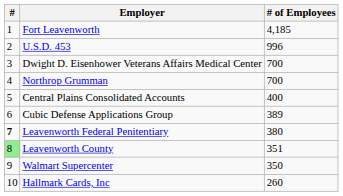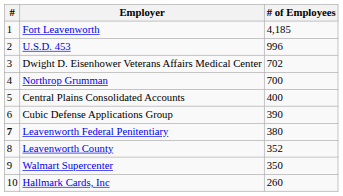(275, 64) 700 -> (275, 64) 702
(275, 115) 389 -> (275, 115) 390
(9, 149) lightgreen background -> (9, 149) no background
(275, 149) 351 -> (275, 149) 352
